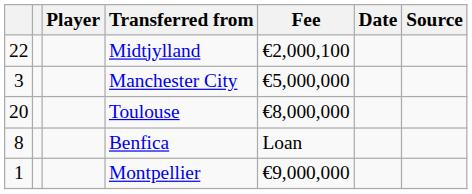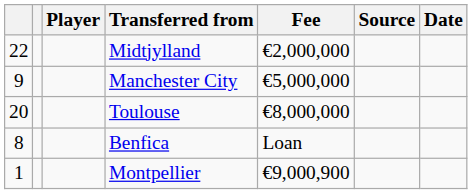columns swapped: (378, 19) <-> (434, 19)
(306, 50) €2,000,100 -> (306, 50) €2,000,000
(19, 81) 3 -> (19, 81) 9
(306, 173) €9,000,000 -> (306, 173) €9,000,900
